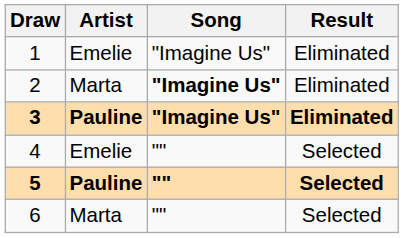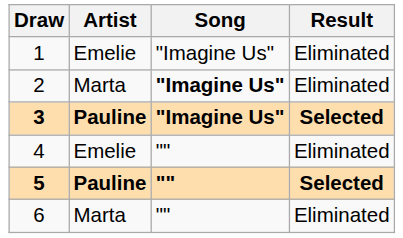(342, 118) Eliminated -> (342, 118) Selected
(342, 150) Selected -> (342, 150) Eliminated
(342, 215) Selected -> (342, 215) Eliminated
